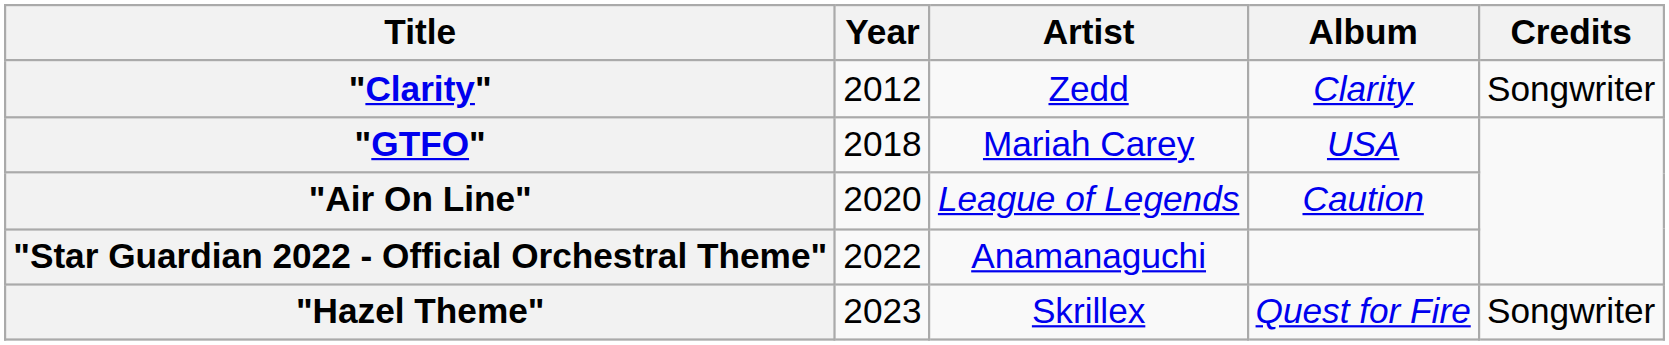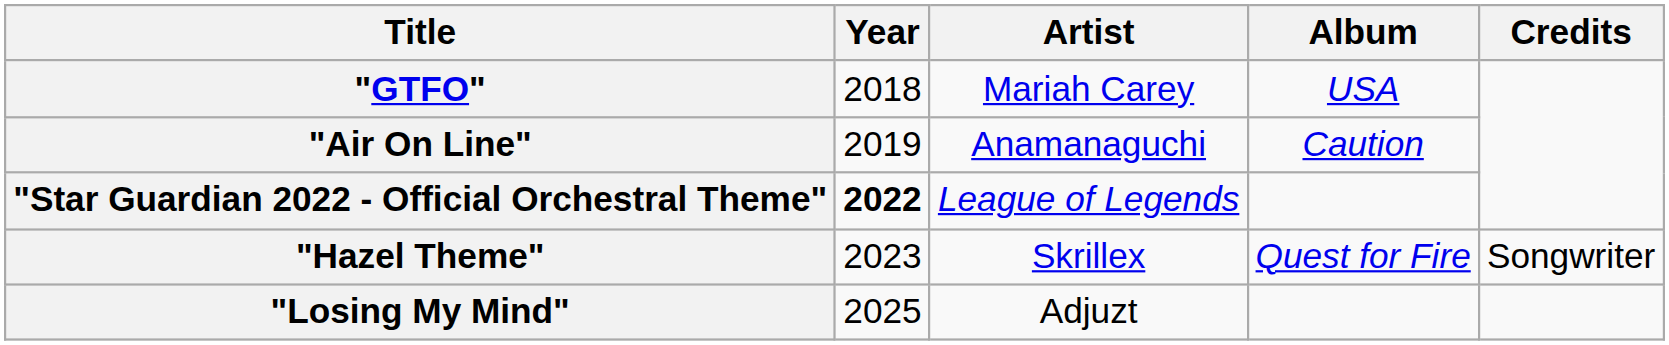- row: (420, 88)
(883, 199) 2020 -> (883, 144) 2019
(1089, 199) League of Legends -> (1089, 144) Anamanaguchi
(883, 255) normal -> (883, 199) bold
(1089, 255) Anamanaguchi -> (1089, 199) League of Legends
+ row: (420, 311)
